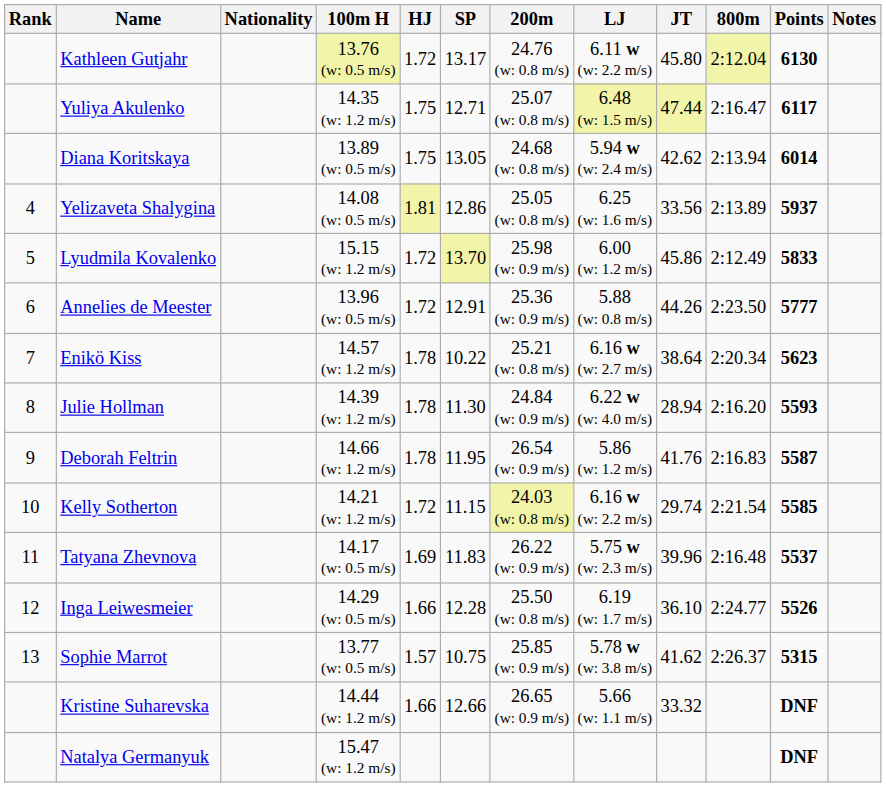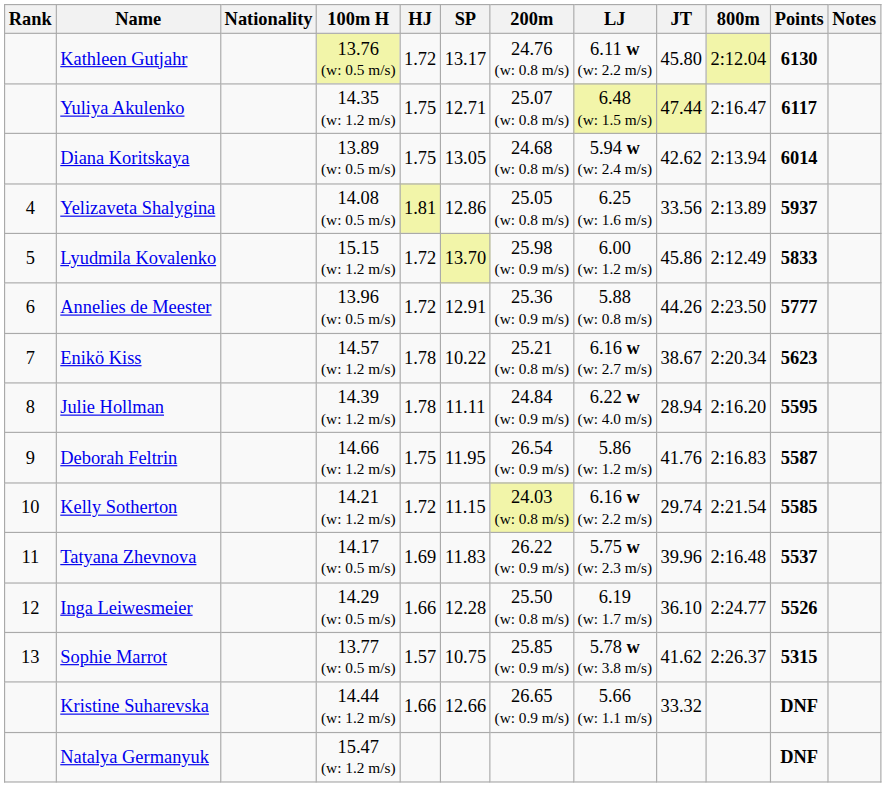(681, 357) 38.64 -> (681, 357) 38.67
(465, 407) 11.30 -> (465, 407) 11.11
(799, 407) 5593 -> (799, 407) 5595
(420, 457) 1.78 -> (420, 457) 1.75
